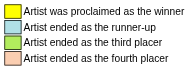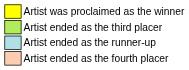rows swapped: (90, 27) <-> (93, 43)
